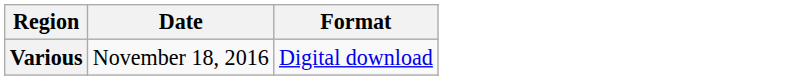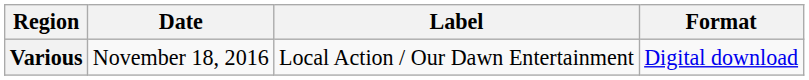+ column: (456, 22)
